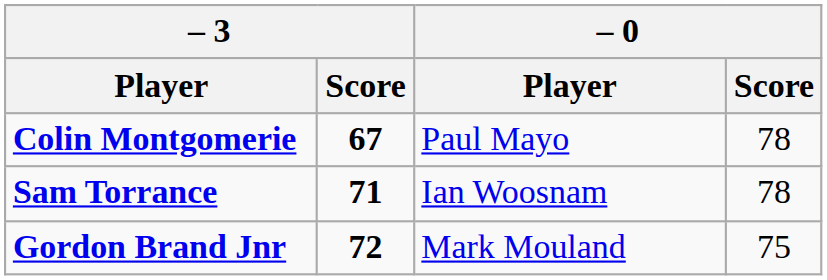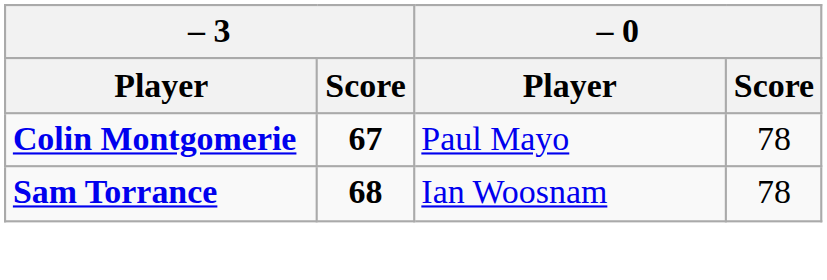(365, 192) 71 -> (365, 192) 68
- row: (150, 246)
